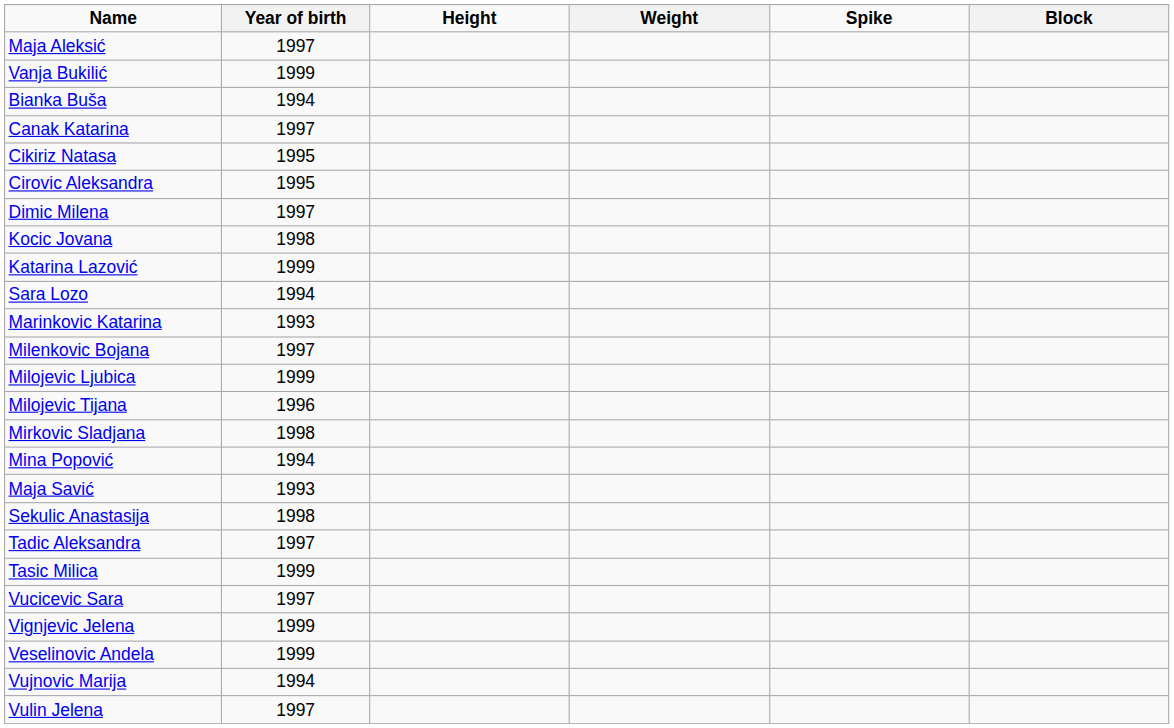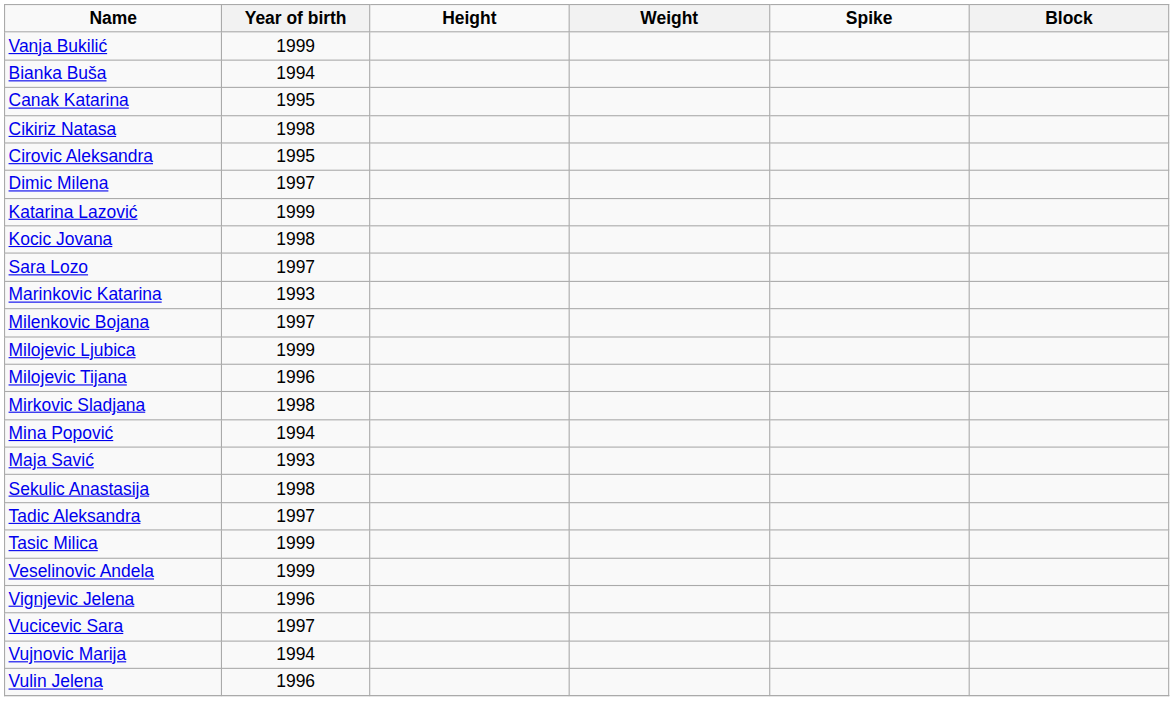- row: (57, 45)
(296, 128) 1997 -> (296, 101) 1995
(296, 156) 1995 -> (296, 128) 1998
rows swapped: (60, 239) <-> (73, 267)
(296, 294) 1994 -> (296, 267) 1997
rows swapped: (81, 654) <-> (66, 599)
(296, 626) 1999 -> (296, 599) 1996
(296, 709) 1997 -> (296, 682) 1996
